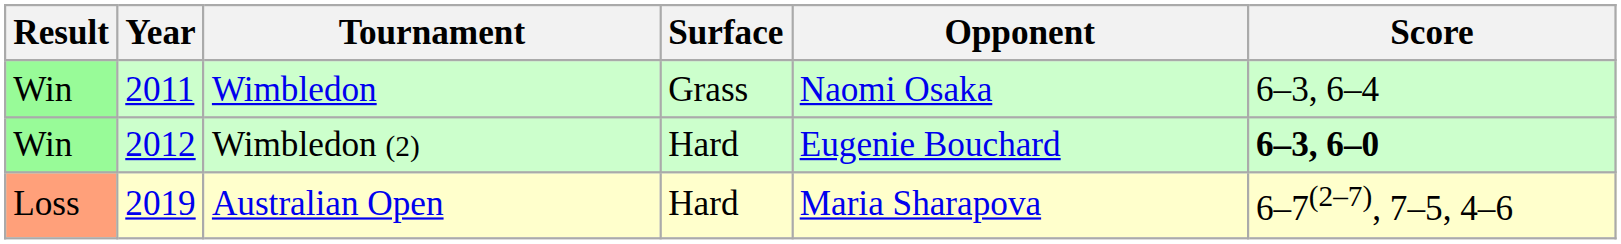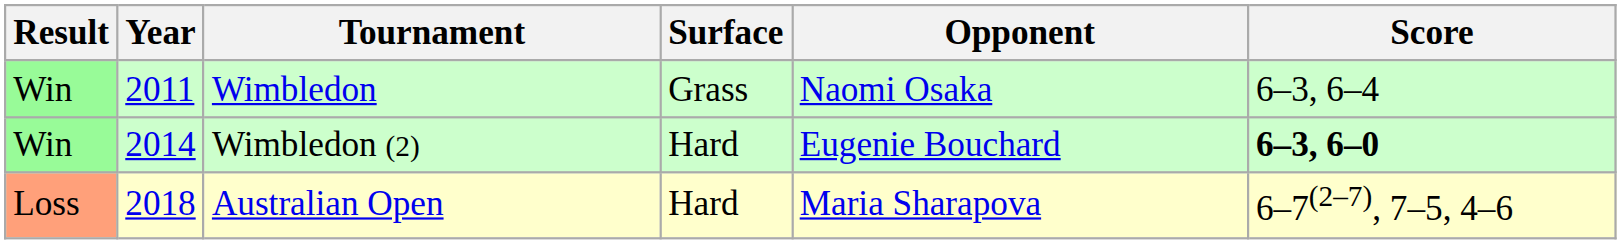(160, 144) 2012 -> (160, 144) 2014
(160, 204) 2019 -> (160, 204) 2018
